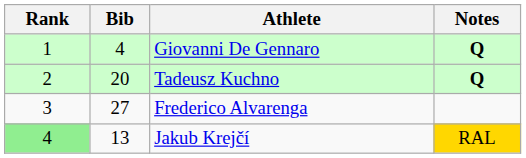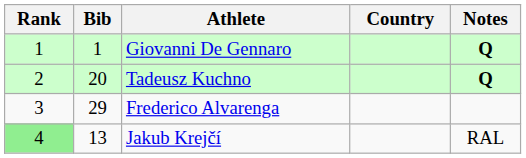+ column: (400, 19)
(120, 49) 4 -> (97, 49) 1
(120, 108) 27 -> (97, 108) 29
(477, 138) gold background -> (485, 138) no background
